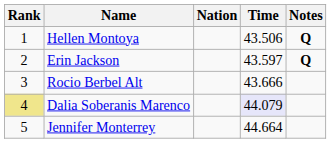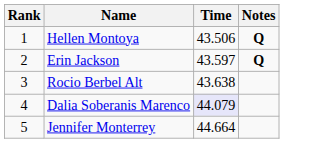- column: (217, 15)
(263, 82) 43.666 -> (216, 82) 43.638
(24, 104) khaki background -> (24, 104) no background
